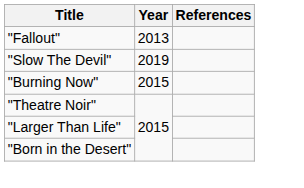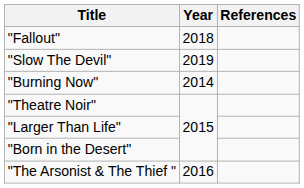(153, 37) 2013 -> (198, 37) 2018
(153, 82) 2015 -> (198, 82) 2014
+ row: (92, 171)
